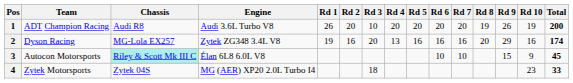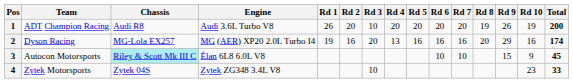(240, 41) Zytek ZG348 3.4L V8 -> (258, 41) MG (AER) XP20 2.0L Turbo I4
(258, 71) MG (AER) XP20 2.0L Turbo I4 -> (240, 71) Zytek ZG348 3.4L V8
(373, 71) 18 -> (373, 71) 10
